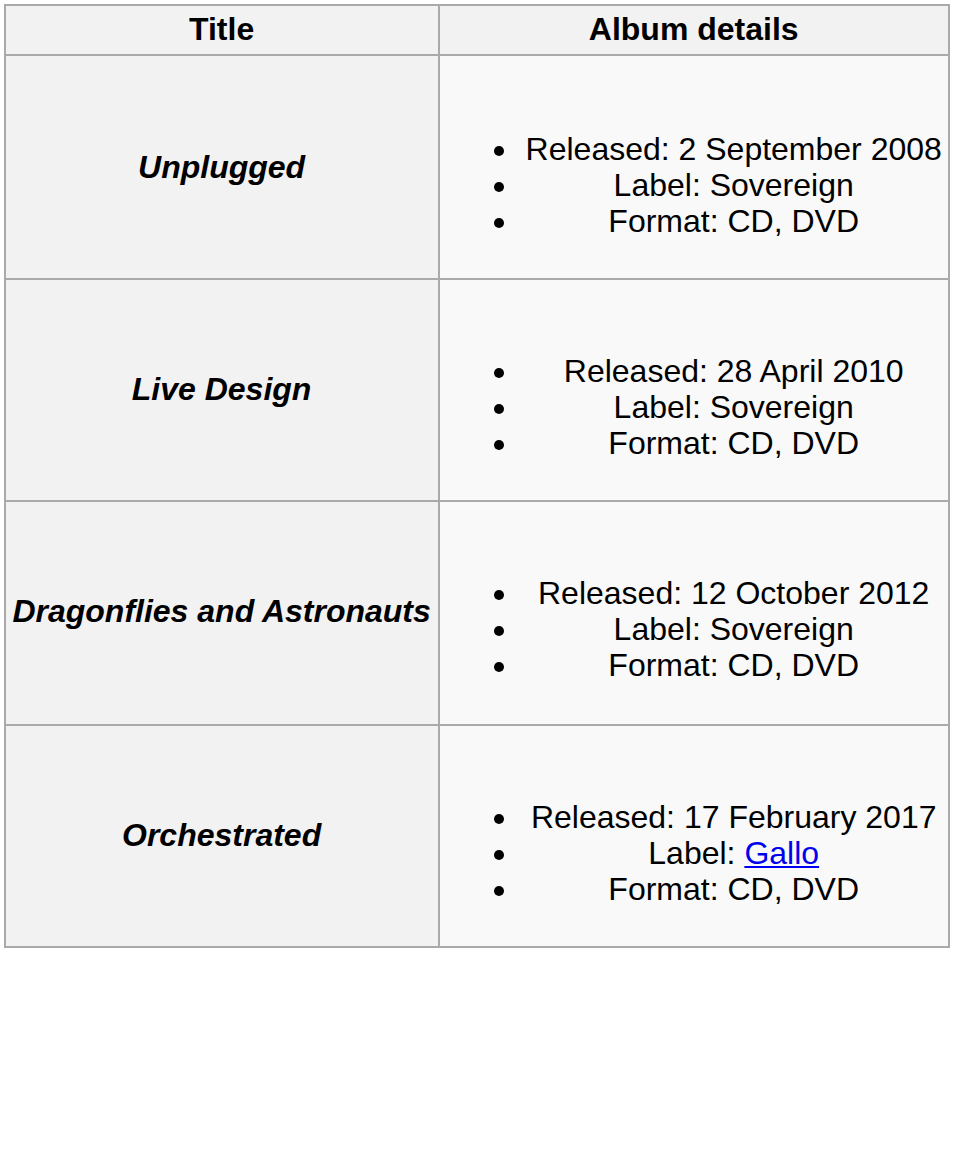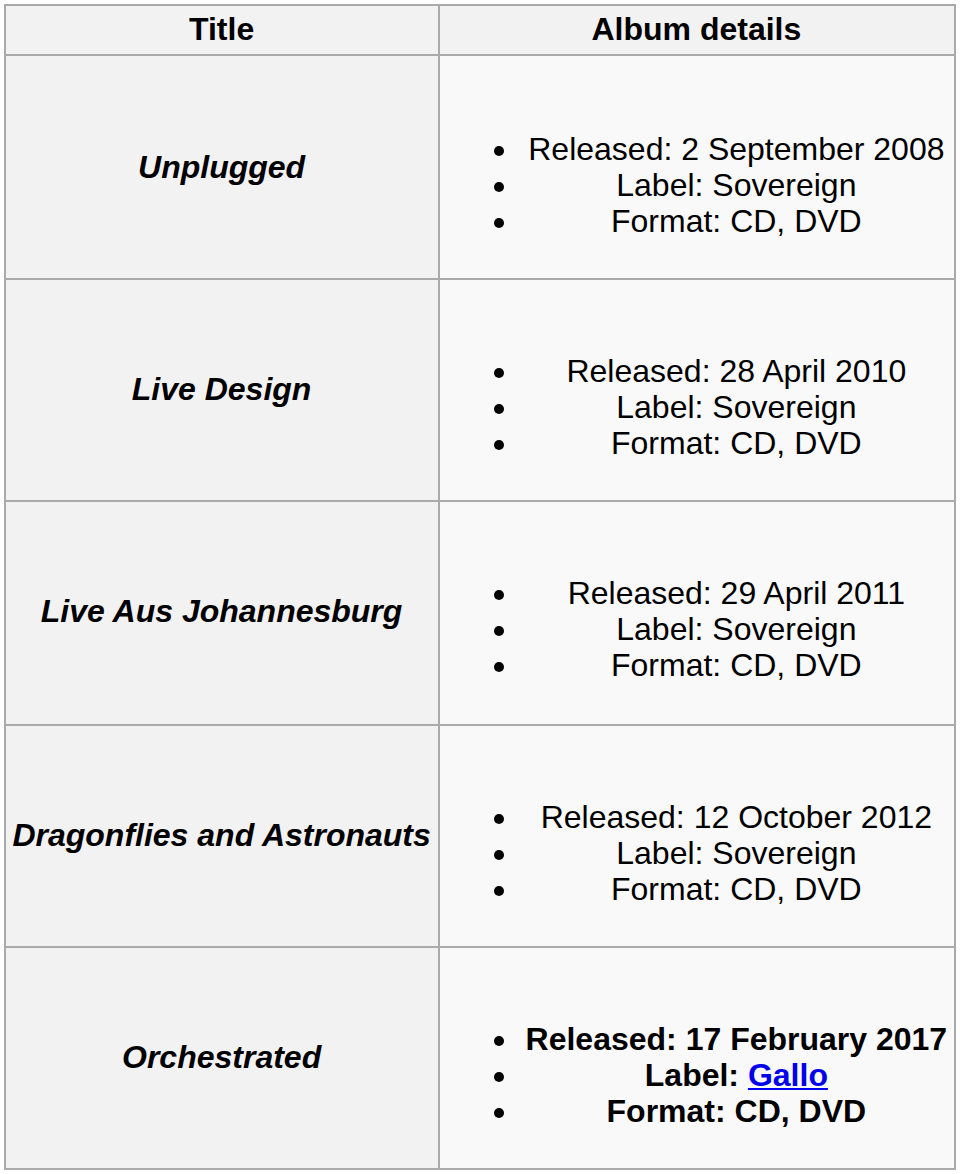+ row: (222, 612)
(694, 853) normal -> (696, 1076) bold
